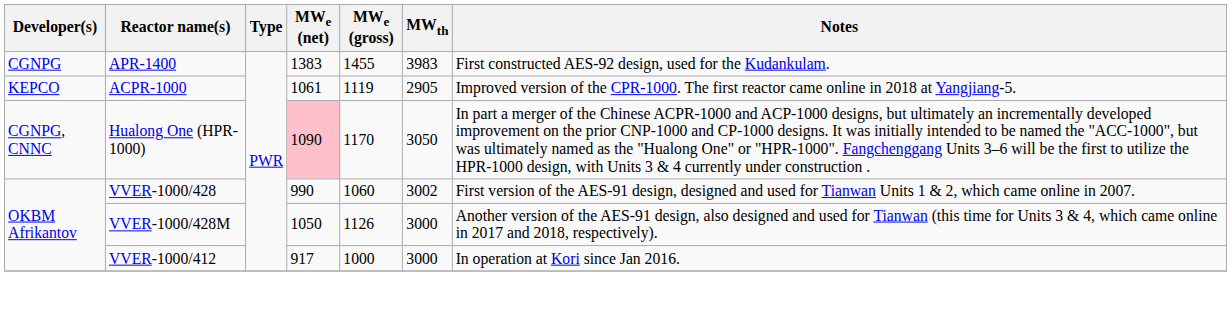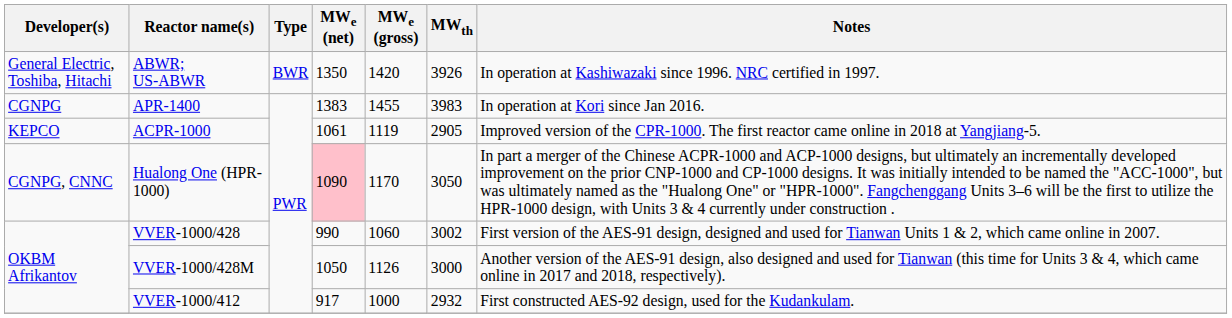+ row: (169, 72)
(643, 63) First constructed AES-92 design, used for the Kudankulam. -> (592, 106) In operation at Kori since Jan 2016.
(422, 258) 3000 -> (447, 300) 2932
(568, 258) In operation at Kori since Jan 2016. -> (667, 300) First constructed AES-92 design, used for the Kudankulam.
